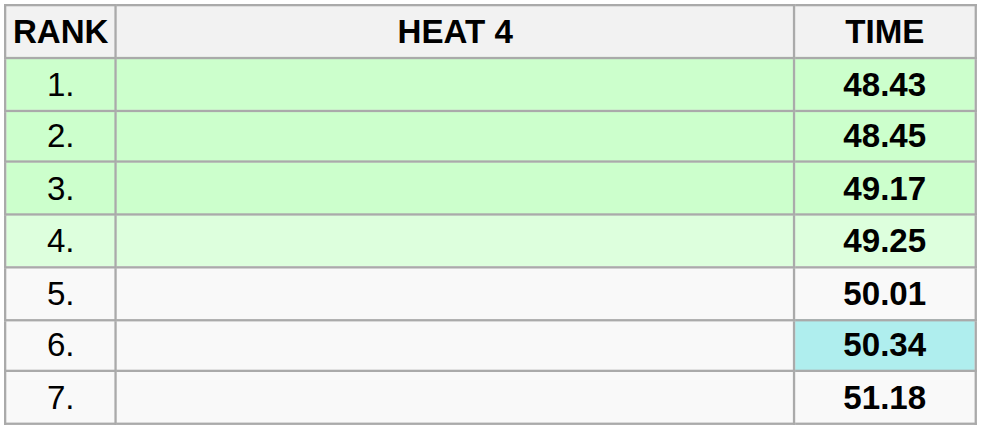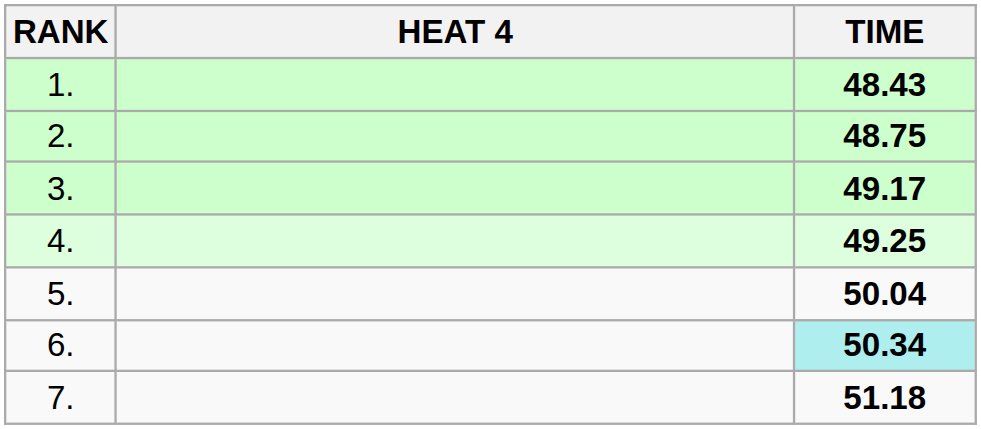(885, 136) 48.45 -> (885, 136) 48.75
(885, 293) 50.01 -> (885, 293) 50.04
